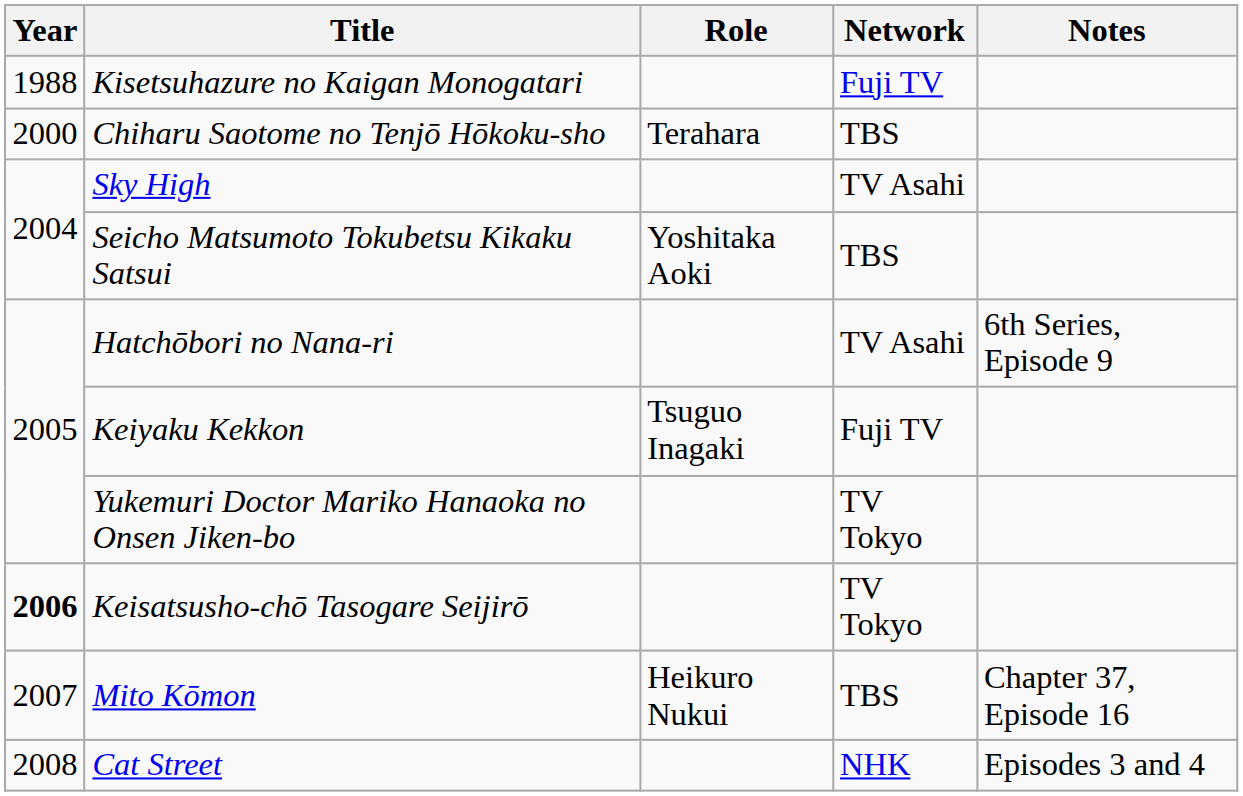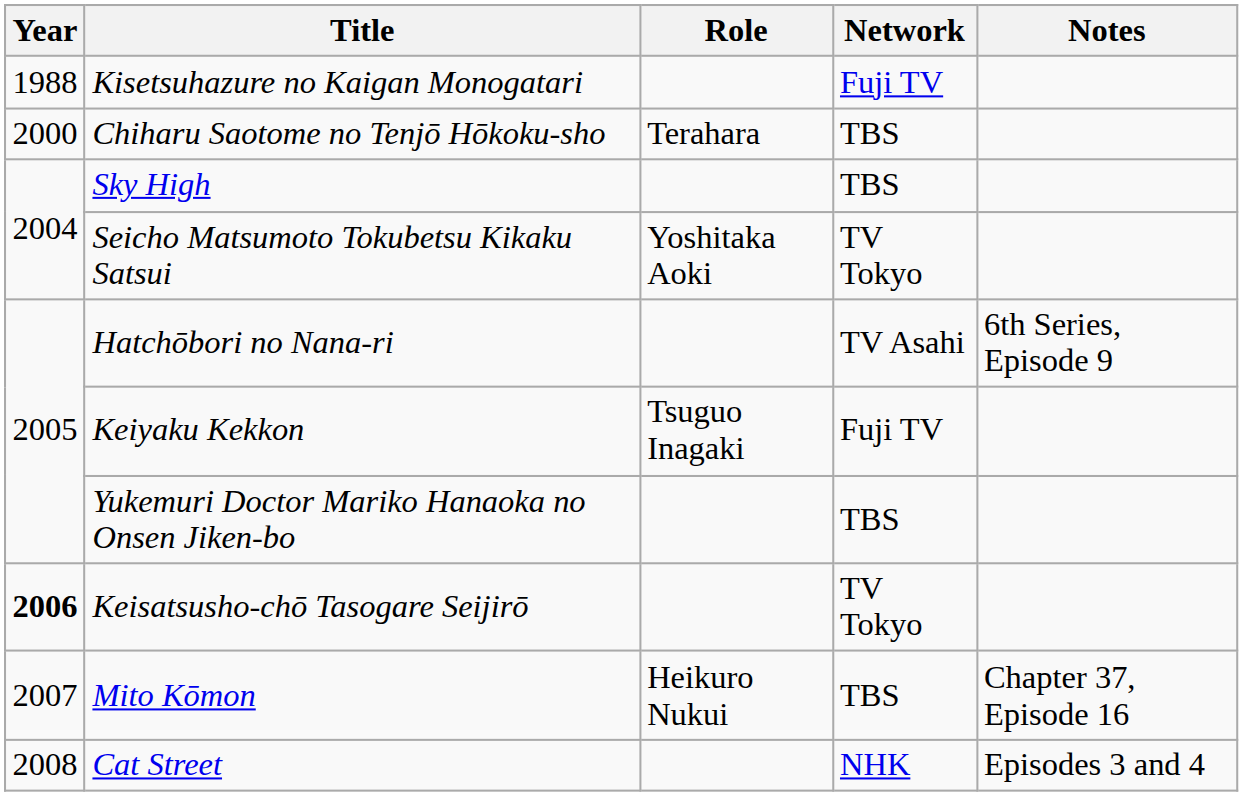(902, 184) TV Asahi -> (870, 184) TBS
(870, 254) TBS -> (881, 254) TV Tokyo
(881, 518) TV Tokyo -> (870, 518) TBS
